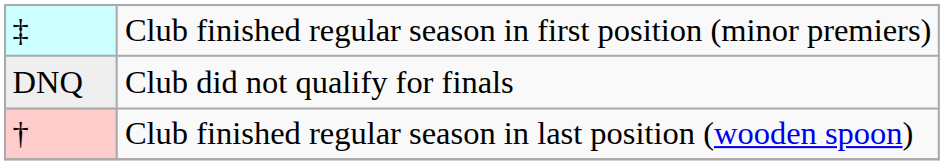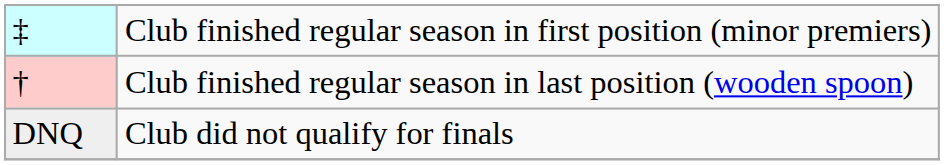rows swapped: (21, 133) <-> (48, 81)
